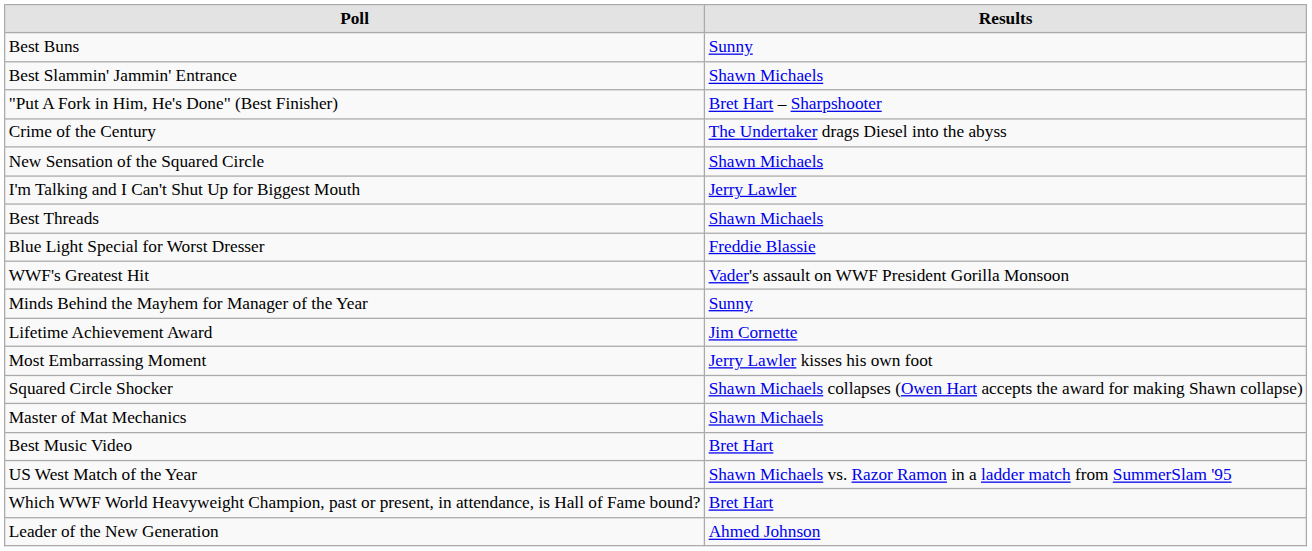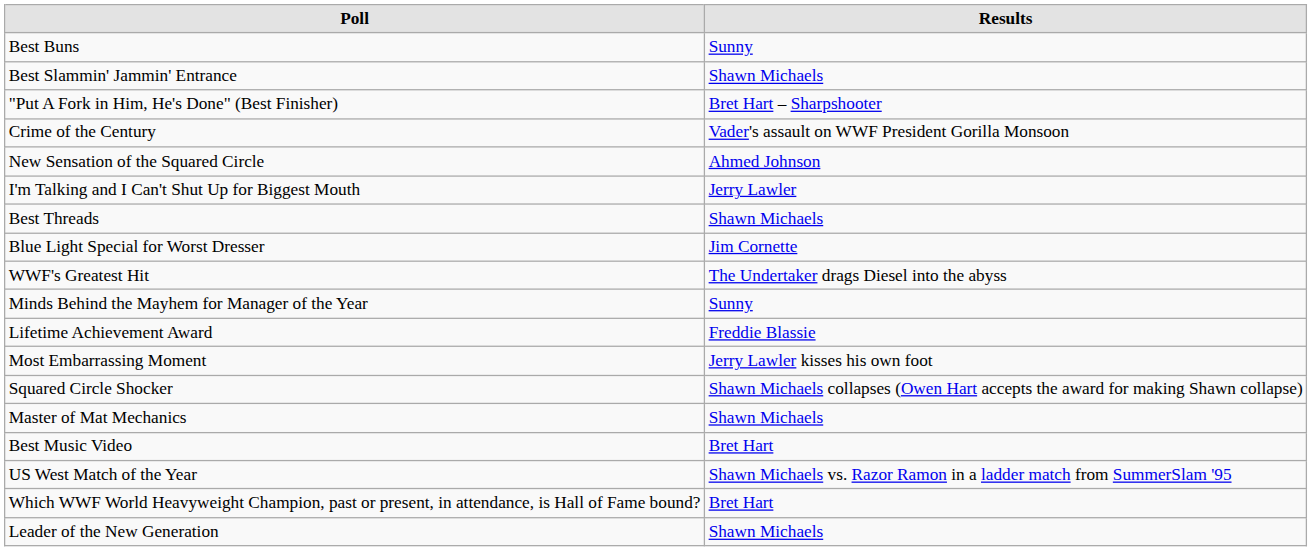(858, 132) The Undertaker drags Diesel into the abyss -> (889, 132) Vader's assault on WWF President Gorilla Monsoon
(766, 160) Shawn Michaels -> (765, 160) Ahmed Johnson
(762, 246) Freddie Blassie -> (753, 246) Jim Cornette
(889, 274) Vader's assault on WWF President Gorilla Monsoon -> (858, 274) The Undertaker drags Diesel into the abyss
(753, 331) Jim Cornette -> (762, 331) Freddie Blassie
(765, 531) Ahmed Johnson -> (766, 531) Shawn Michaels
